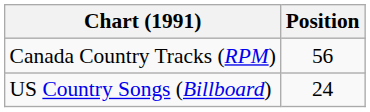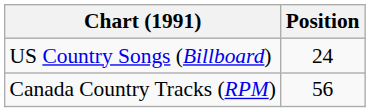rows swapped: (143, 55) <-> (141, 89)
